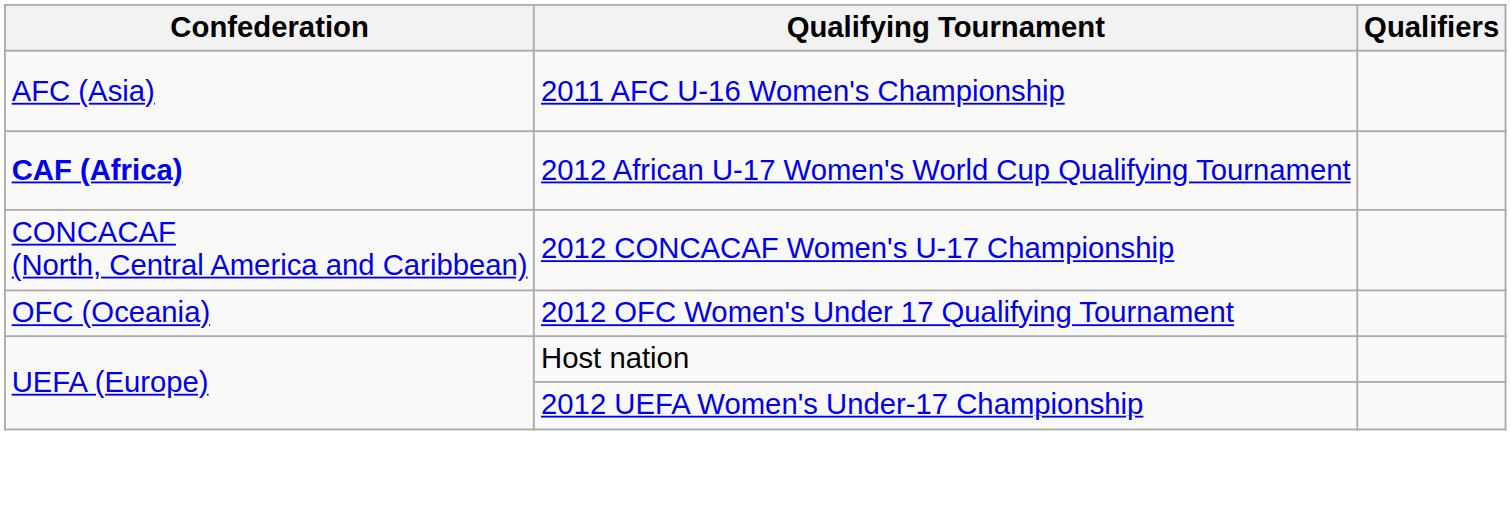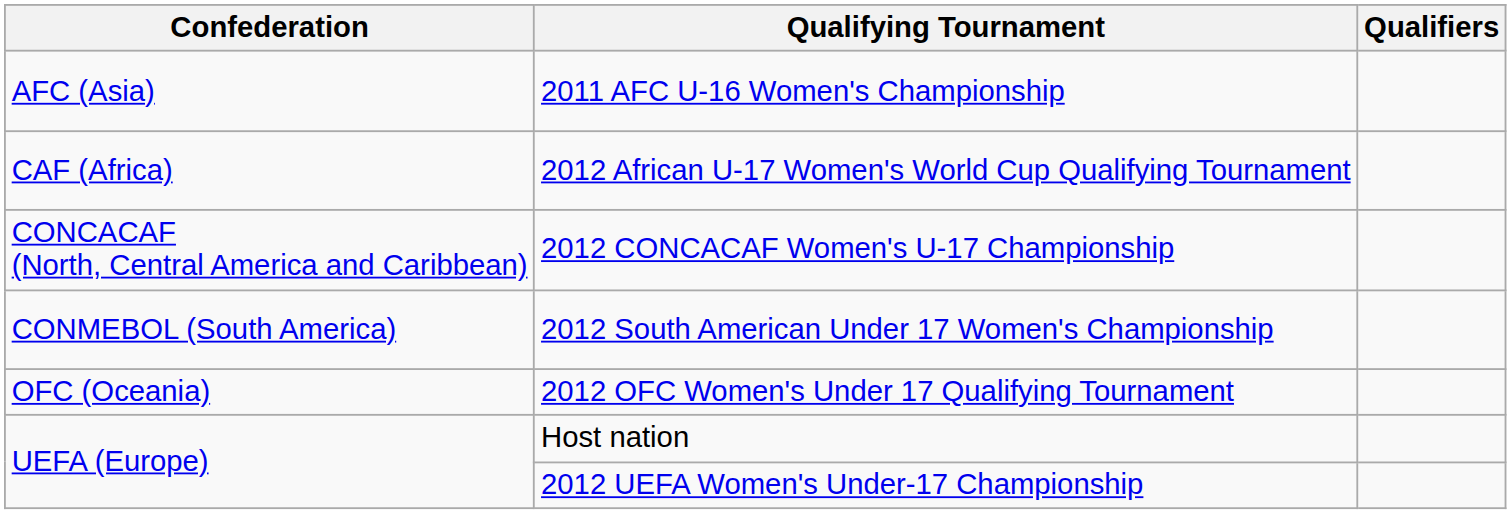(97, 170) bold -> (92, 170) normal
+ row: (907, 328)
